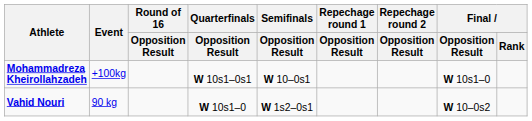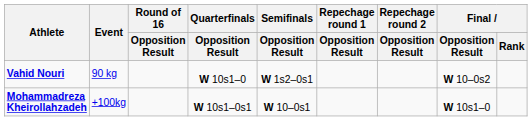rows swapped: (36, 102) <-> (47, 75)
